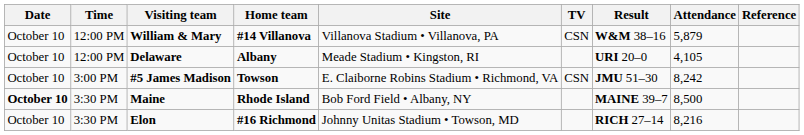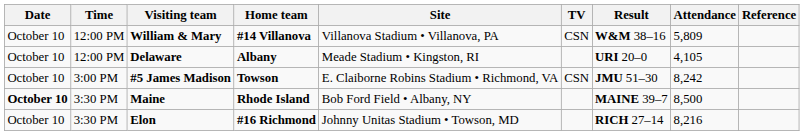(688, 36) 5,879 -> (688, 36) 5,809
